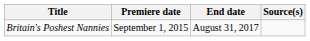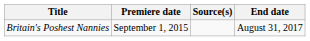columns swapped: (226, 12) <-> (283, 12)
